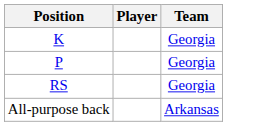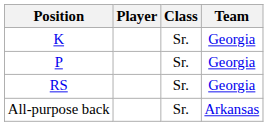+ column: (181, 16)
